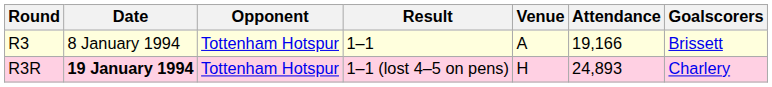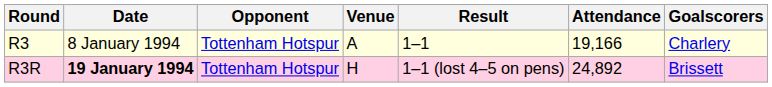columns swapped: (540, 17) <-> (428, 17)
(696, 43) Brissett -> (699, 43) Charlery
(597, 69) 24,893 -> (597, 69) 24,892
(699, 69) Charlery -> (696, 69) Brissett
